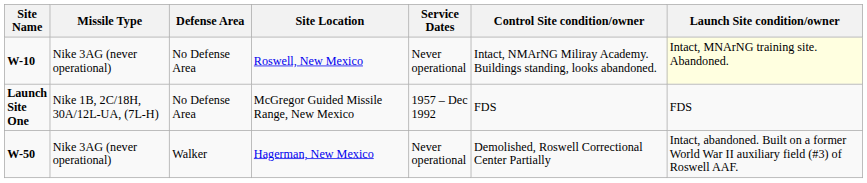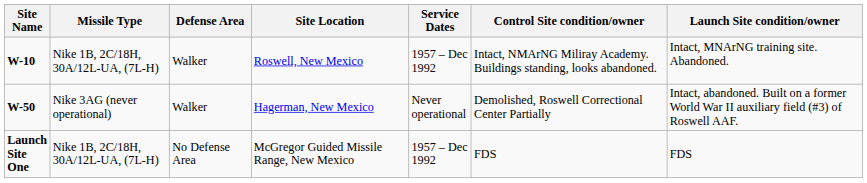(95, 60) Nike 3AG (never operational) -> (106, 60) Nike 1B, 2C/18H, 30A/12L-UA, (7L-H)
(201, 60) No Defense Area -> (190, 60) Walker
(439, 60) Never operational -> (440, 60) 1957 – Dec 1992
(743, 53) lightyellow background -> (743, 53) no background
rows swapped: (314, 154) <-> (318, 107)
